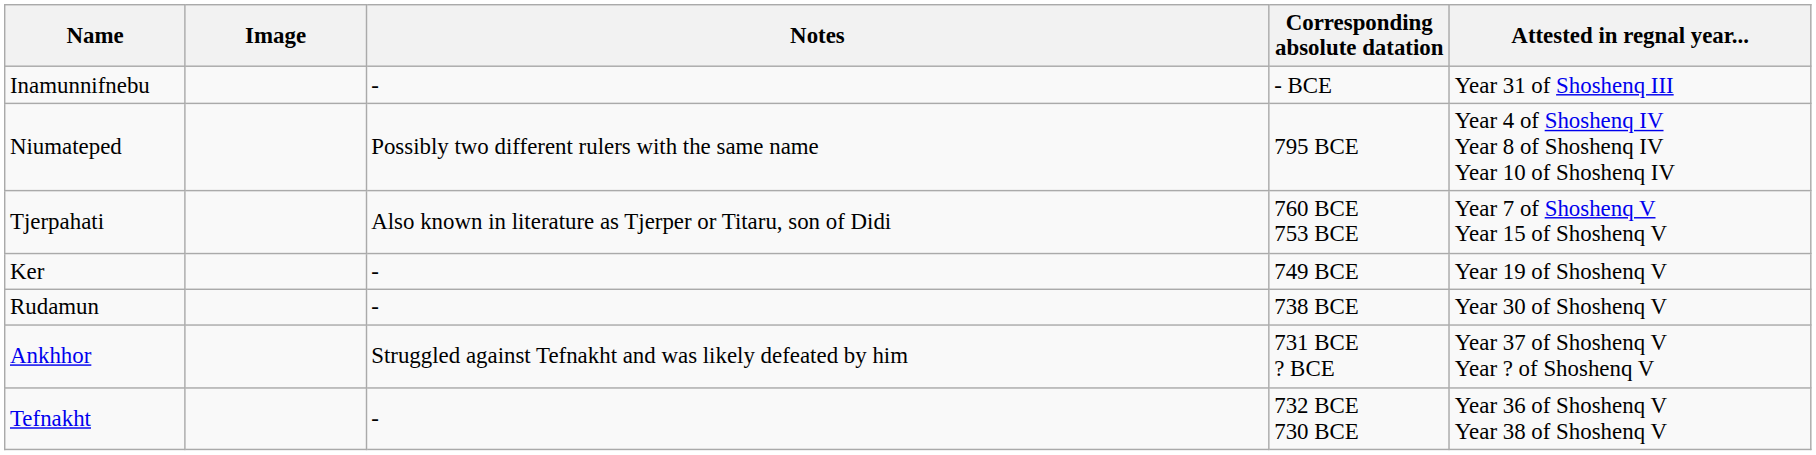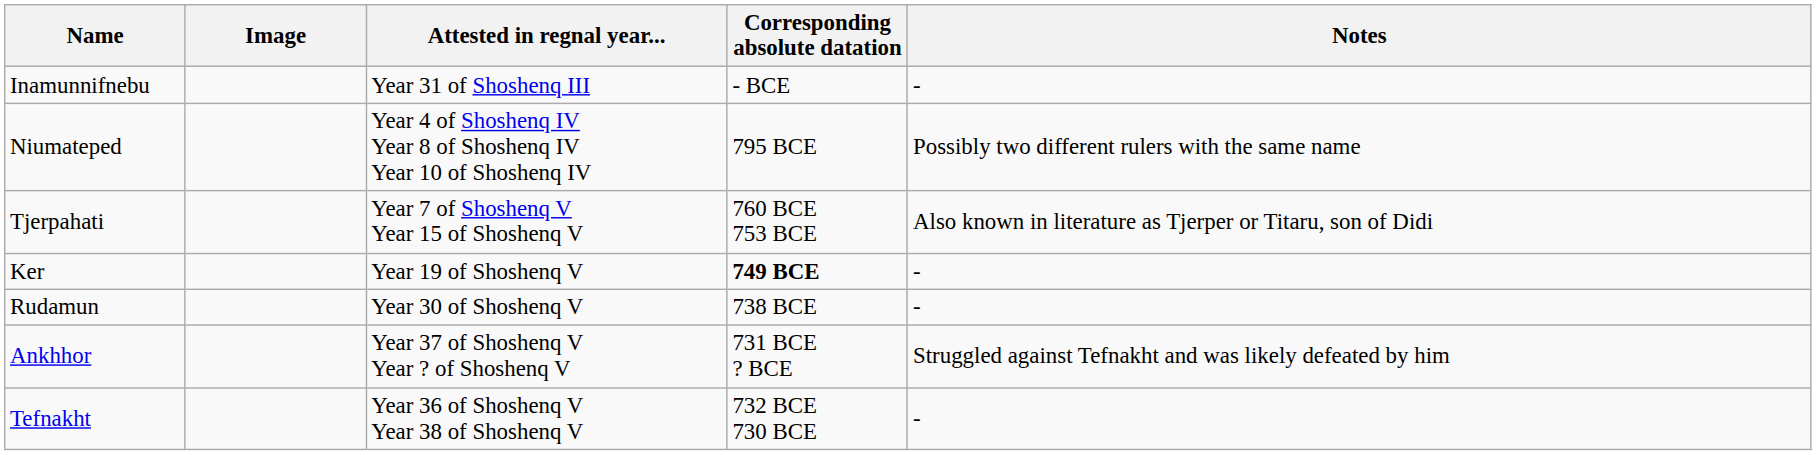columns swapped: (1630, 35) <-> (817, 35)
(1317, 270) normal -> (776, 270) bold
